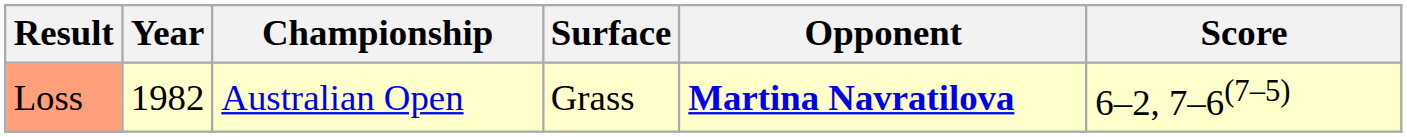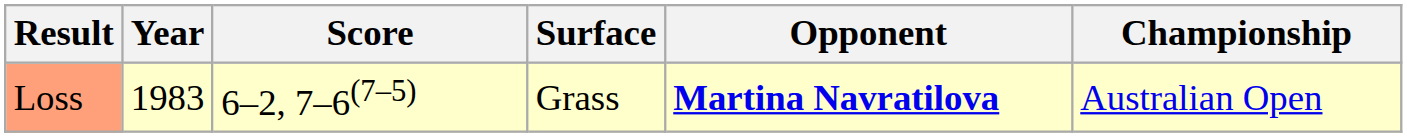columns swapped: (378, 33) <-> (1244, 33)
(168, 97) 1982 -> (168, 97) 1983
